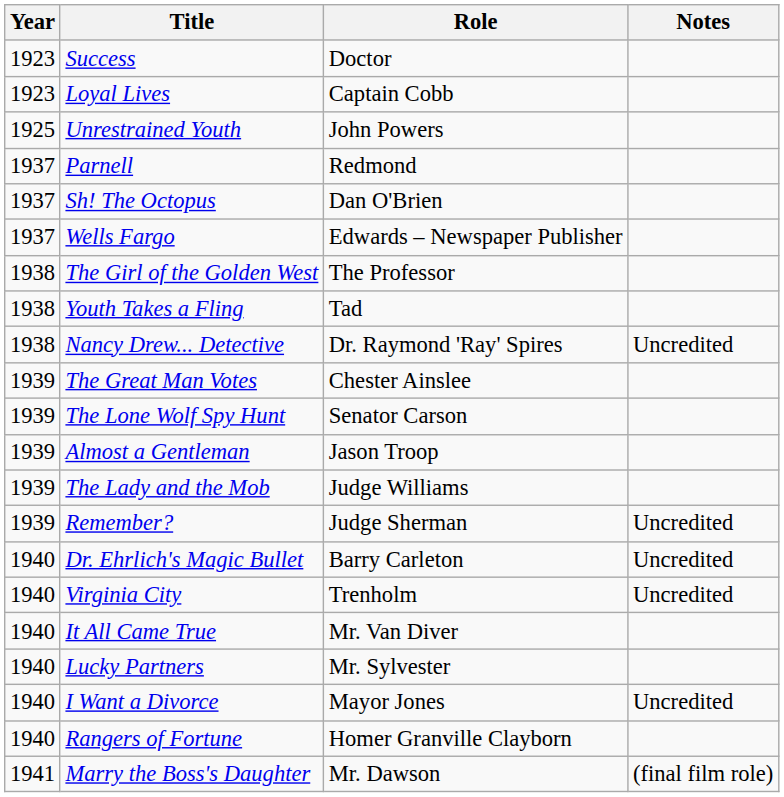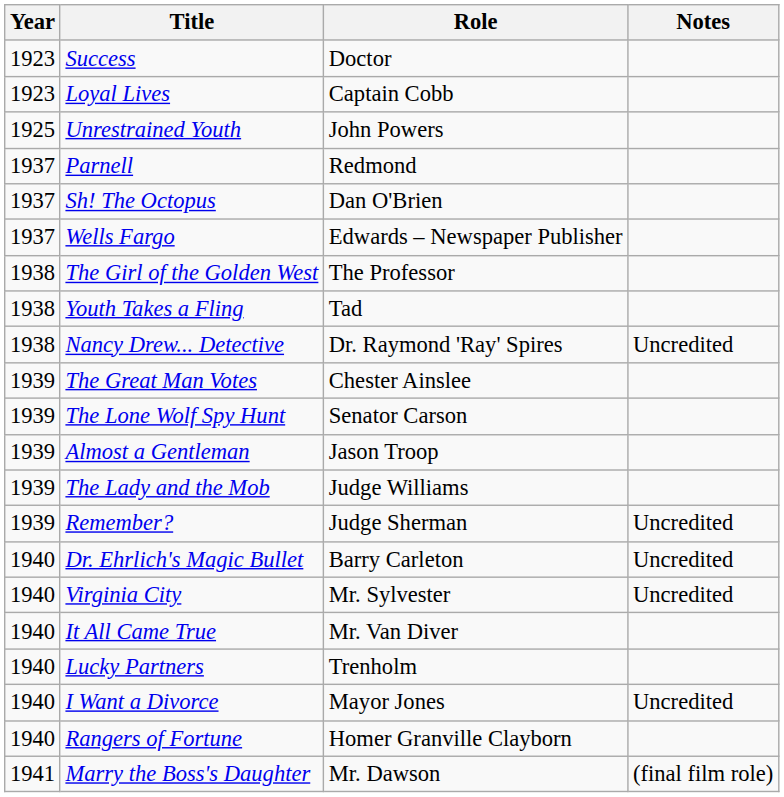(373, 594) Trenholm -> (390, 594) Mr. Sylvester
(390, 666) Mr. Sylvester -> (373, 666) Trenholm
